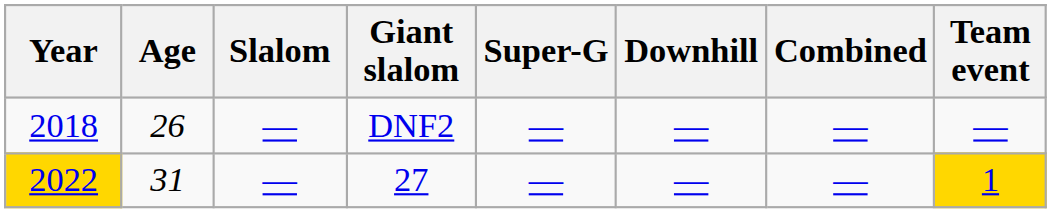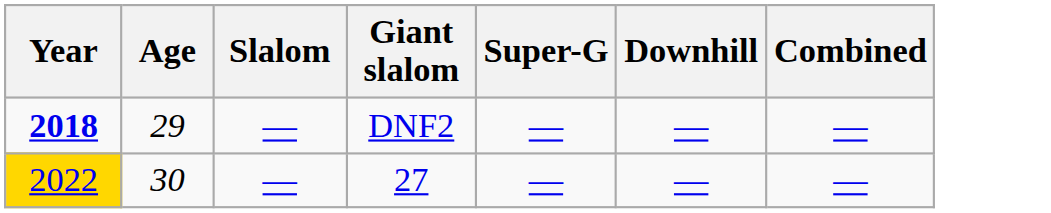- column: (990, 51)
(64, 125) normal -> (64, 125) bold
(167, 125) 26 -> (167, 125) 29
(167, 179) 31 -> (167, 179) 30
